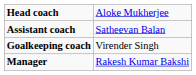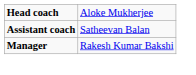- row: (49, 45)
